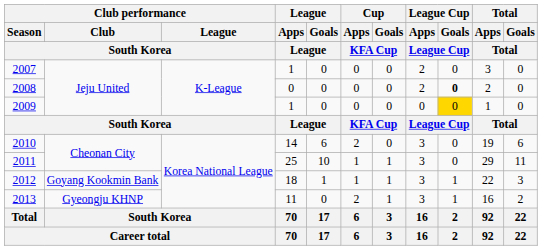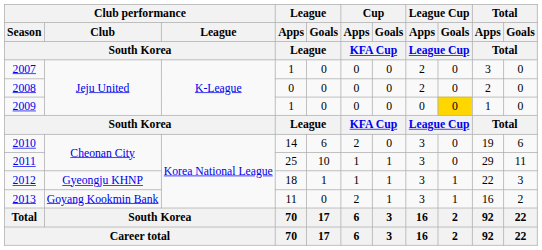(455, 87) bold -> (455, 87) normal
(103, 180) Goyang Kookmin Bank -> (103, 180) Gyeongju KHNP
(103, 198) Gyeongju KHNP -> (103, 198) Goyang Kookmin Bank
